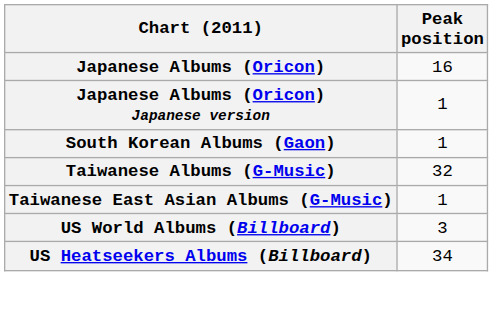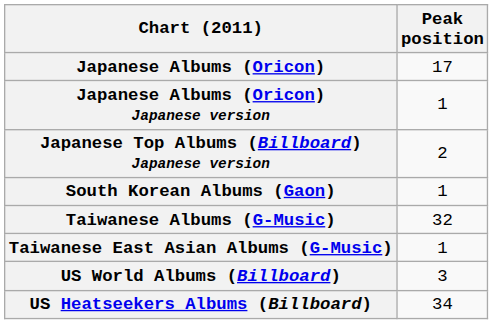(442, 67) 16 -> (442, 67) 17
+ row: (201, 153)
